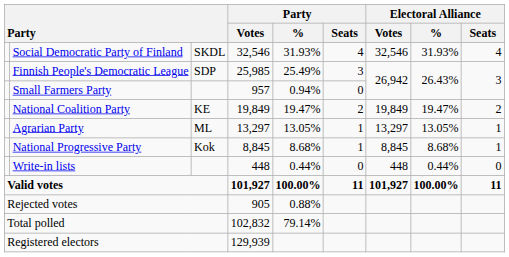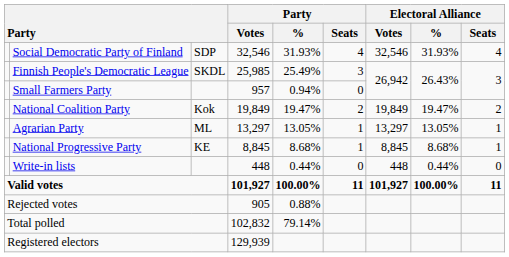(210, 52) SKDL -> (205, 52) SDP
(205, 71) SDP -> (210, 71) SKDL
(202, 109) KE -> (204, 109) Kok
(204, 147) Kok -> (202, 147) KE
